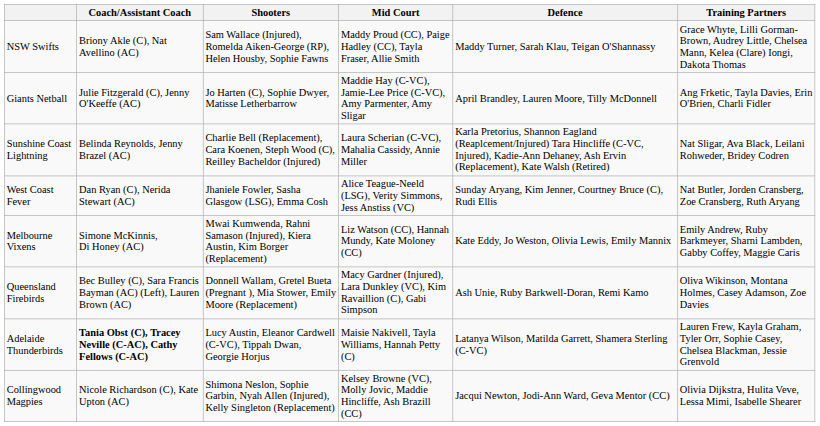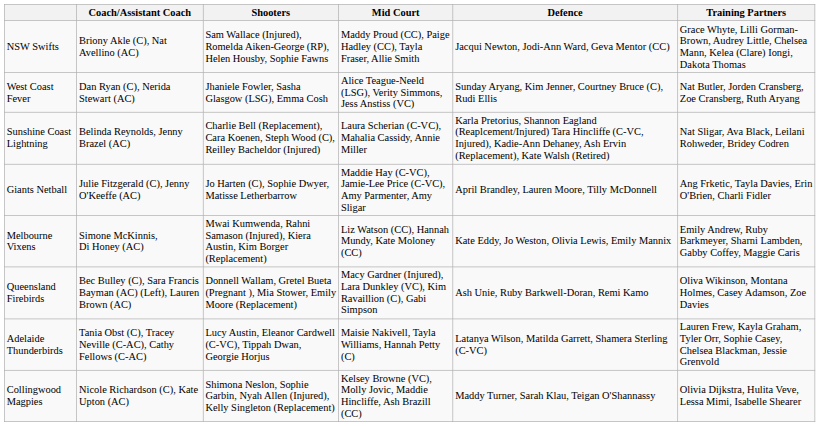(555, 46) Maddy Turner, Sarah Klau, Teigan O'Shannassy -> (562, 46) Jacqui Newton, Jodi-Ann Ward, Geva Mentor (CC)
rows swapped: (37, 98) <-> (30, 195)
(130, 344) bold -> (127, 344) normal
(562, 396) Jacqui Newton, Jodi-Ann Ward, Geva Mentor (CC) -> (555, 396) Maddy Turner, Sarah Klau, Teigan O'Shannassy
